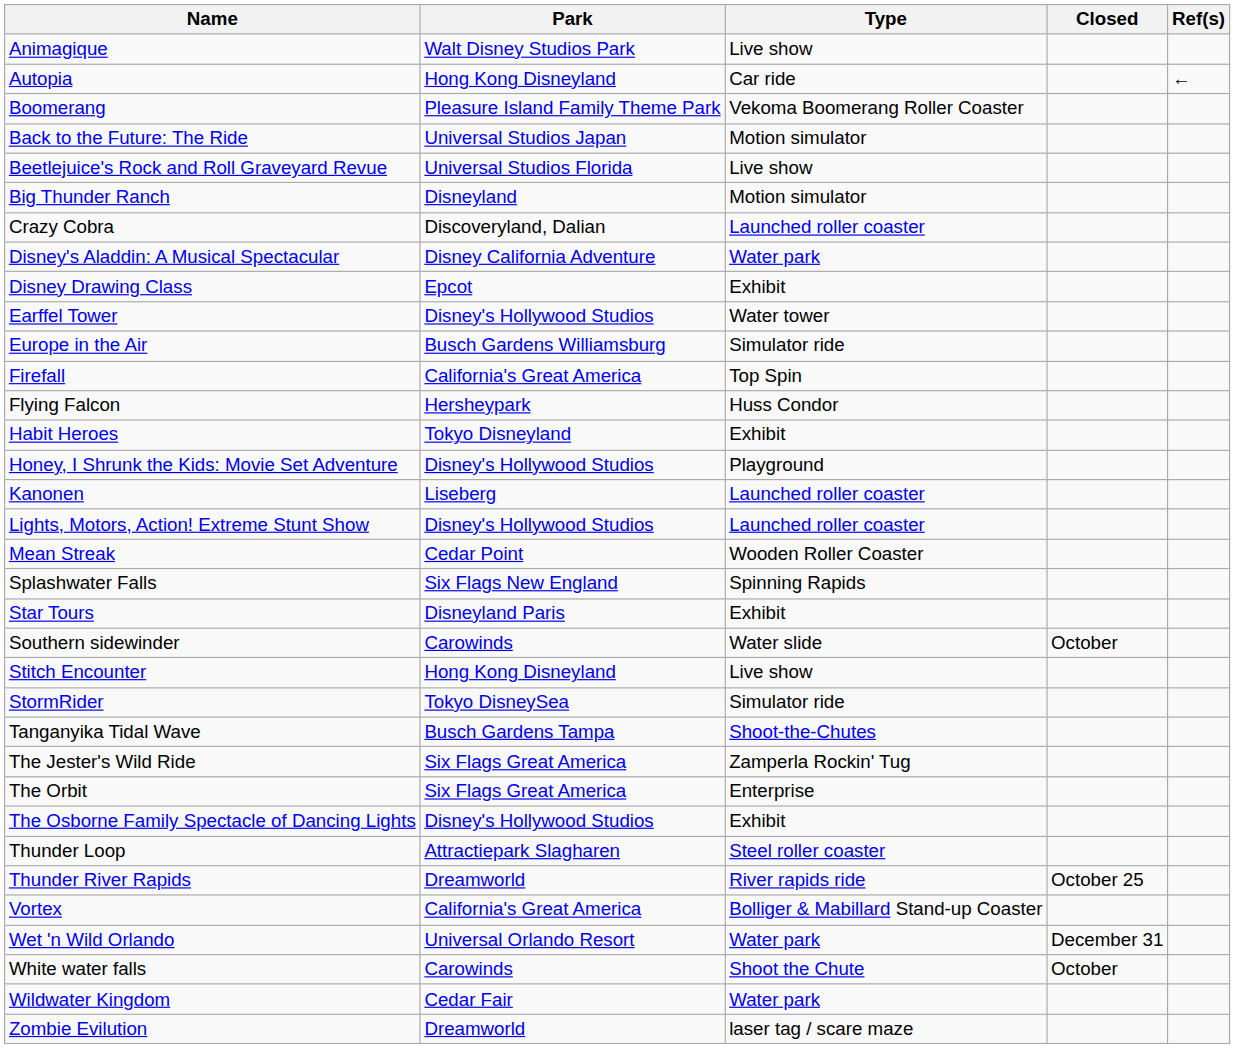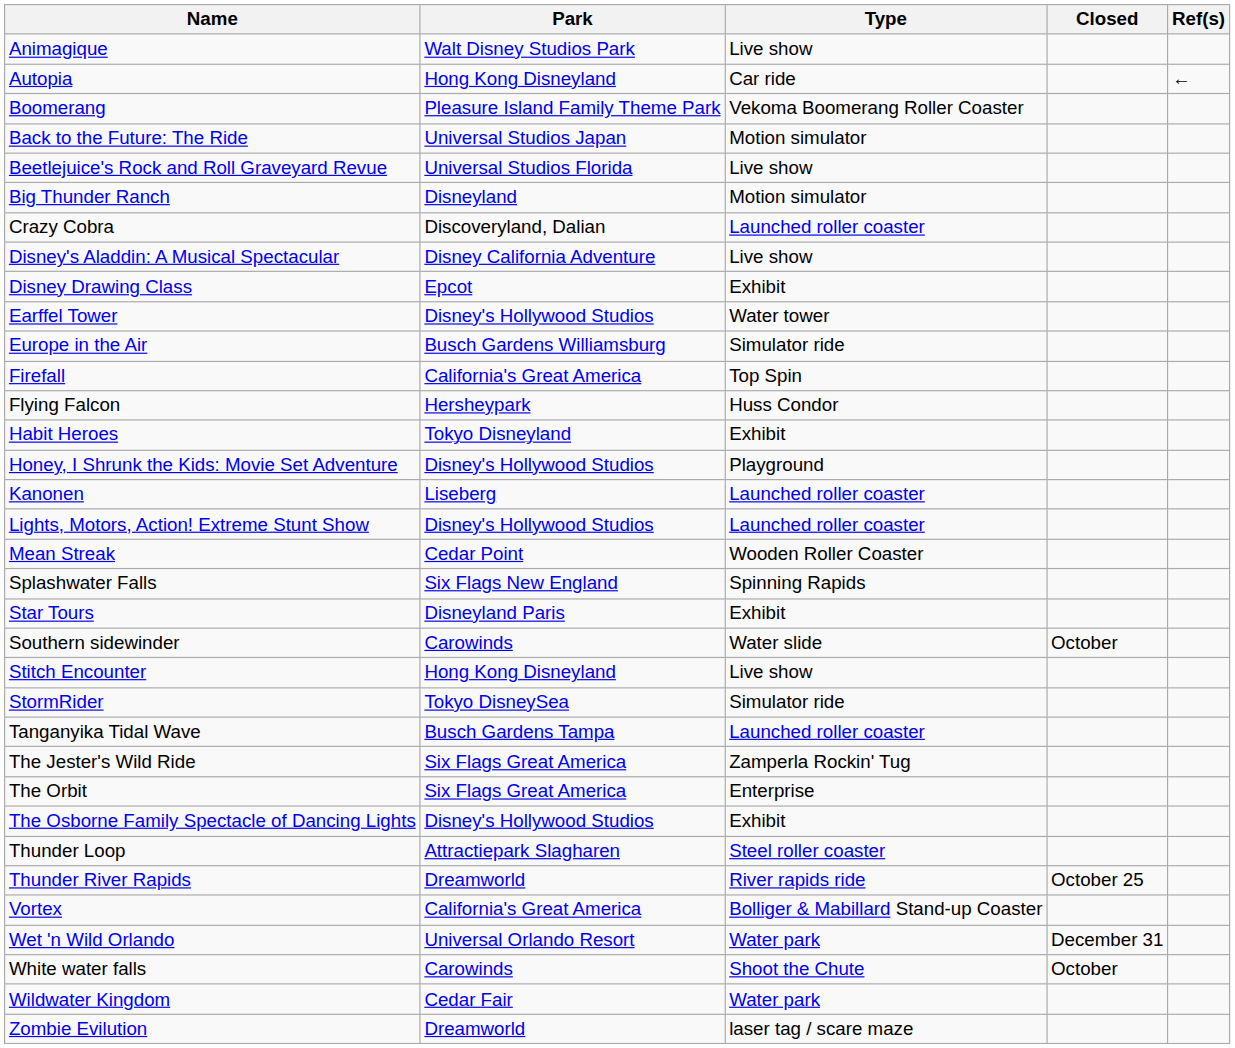(775, 256) Water park -> (771, 256) Live show
(803, 731) Shoot-the-Chutes -> (827, 731) Launched roller coaster
